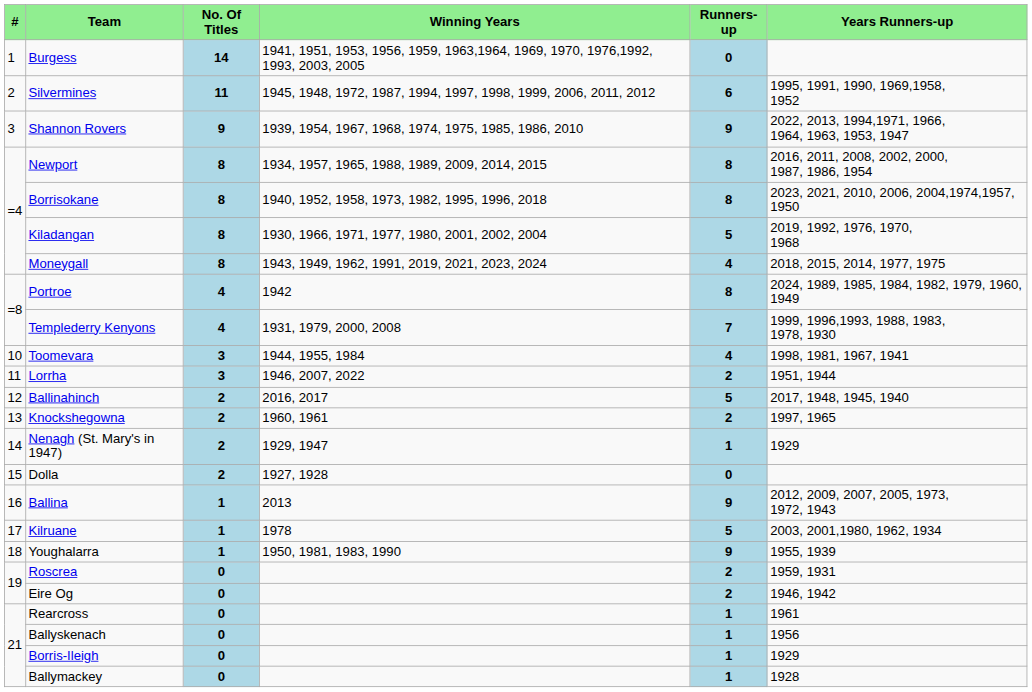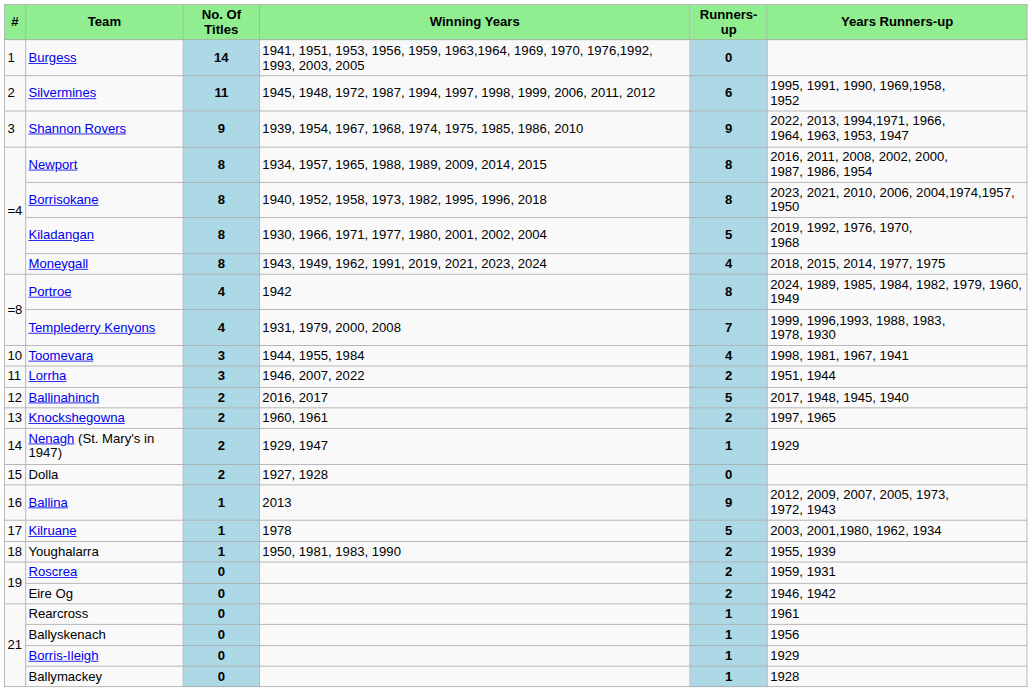(729, 551) 9 -> (729, 551) 2
